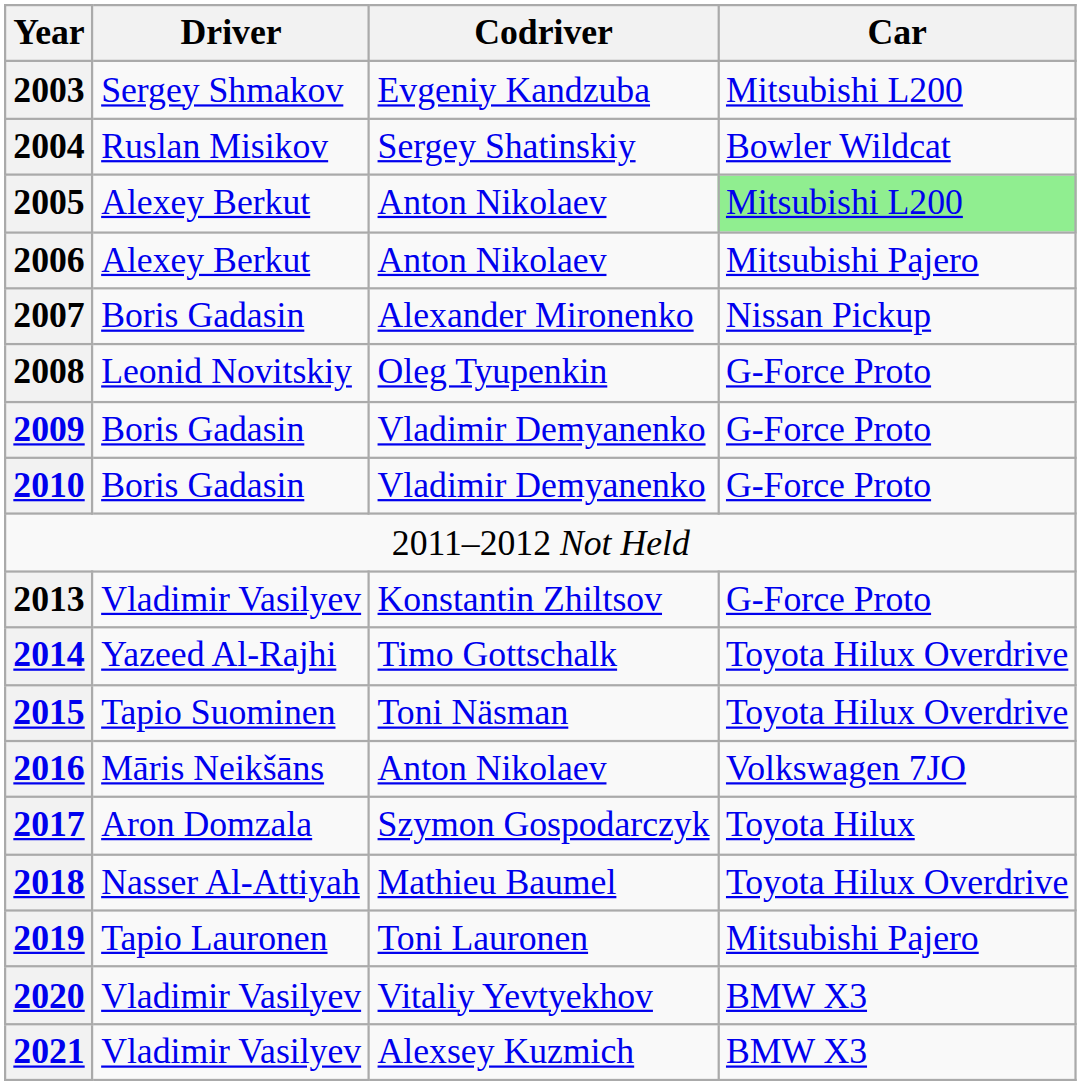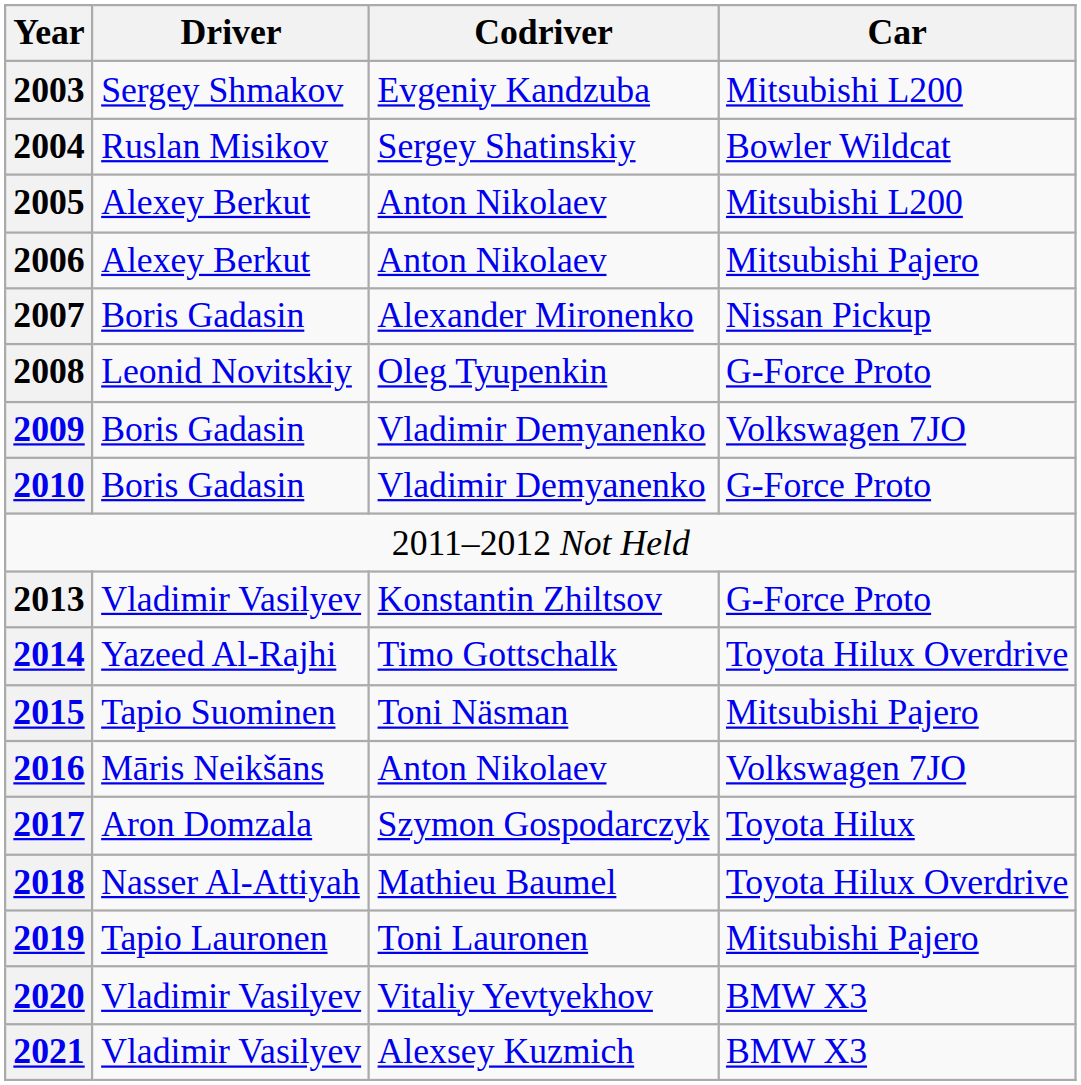(844, 202) lightgreen background -> (844, 202) no background
(829, 428) G-Force Proto -> (846, 428) Volkswagen 7JO
(897, 711) Toyota Hilux Overdrive -> (852, 711) Mitsubishi Pajero
